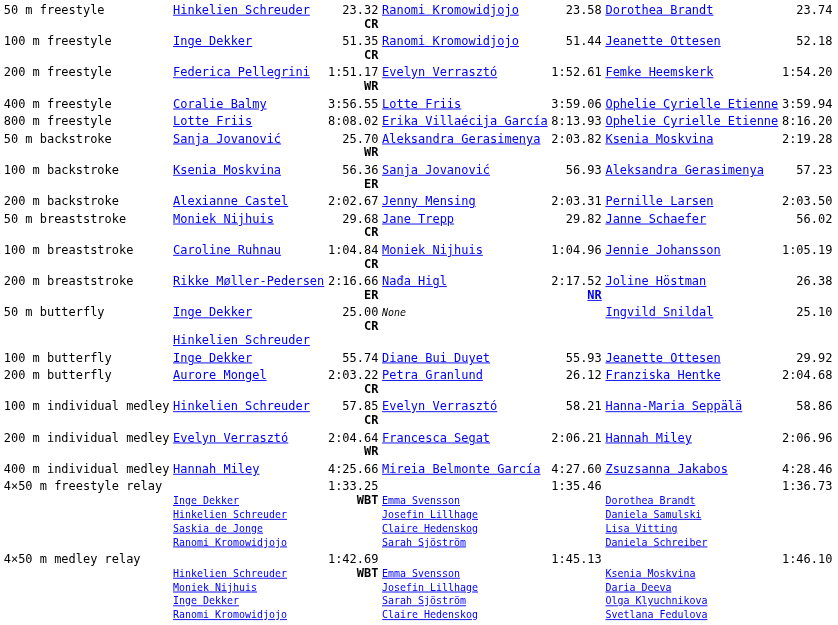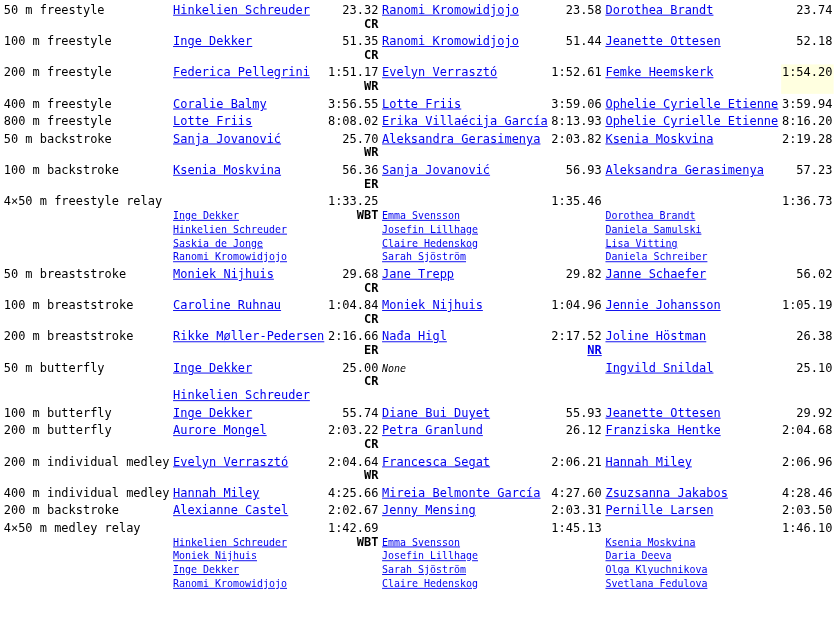(807, 72) no background -> (807, 72) lightyellow background
rows swapped: (61, 201) <-> (83, 486)
- row: (87, 406)
